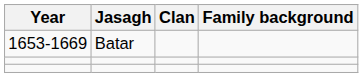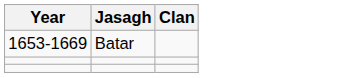- column: (278, 17)
